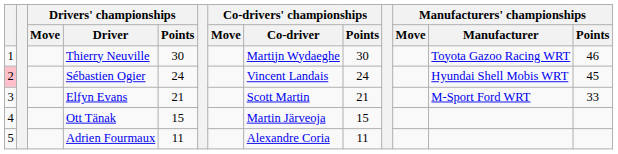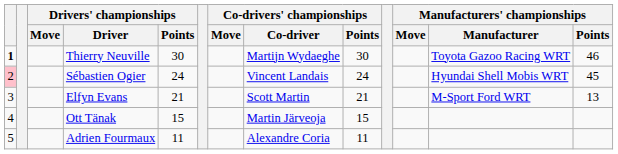(11, 55) normal -> (11, 55) bold
(593, 96) 33 -> (593, 96) 13
